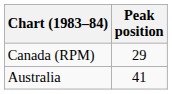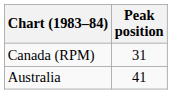(139, 54) 29 -> (139, 54) 31
